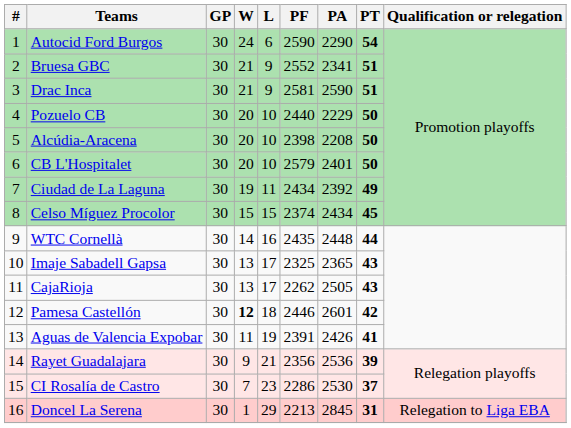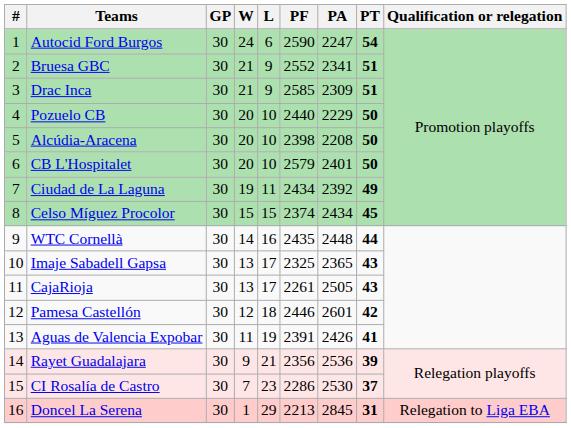(337, 41) 2290 -> (337, 41) 2247
(299, 90) 2581 -> (299, 90) 2585
(337, 90) 2590 -> (337, 90) 2309
(299, 287) 2262 -> (299, 287) 2261
(246, 312) bold -> (246, 312) normal
